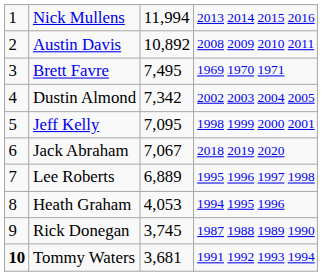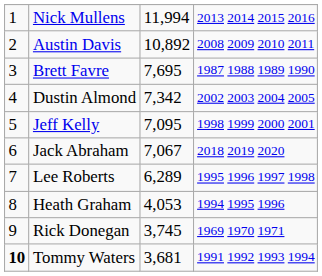(163, 71) 7,495 -> (163, 71) 7,695
(241, 71) 1969 1970 1971 -> (256, 71) 1987 1988 1989 1990
(163, 177) 6,889 -> (163, 177) 6,289
(256, 230) 1987 1988 1989 1990 -> (241, 230) 1969 1970 1971
